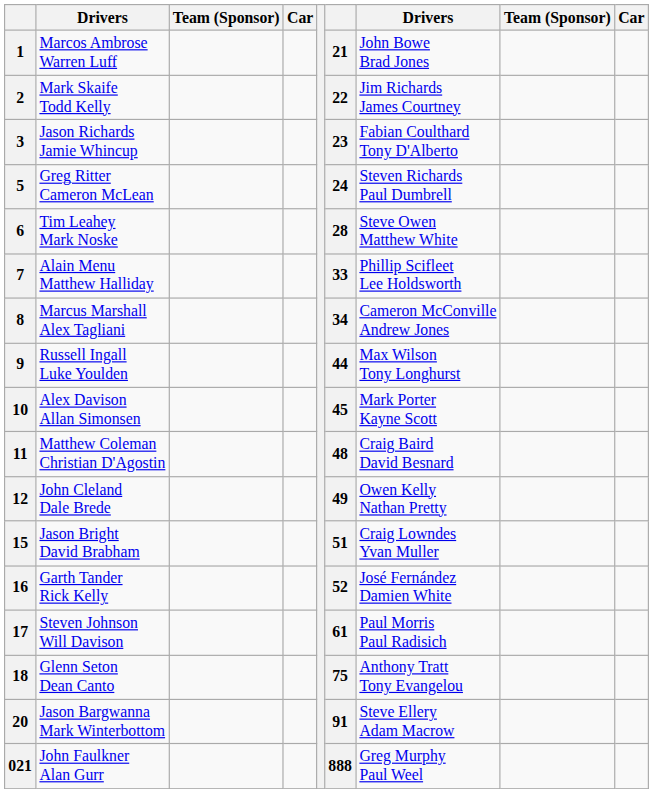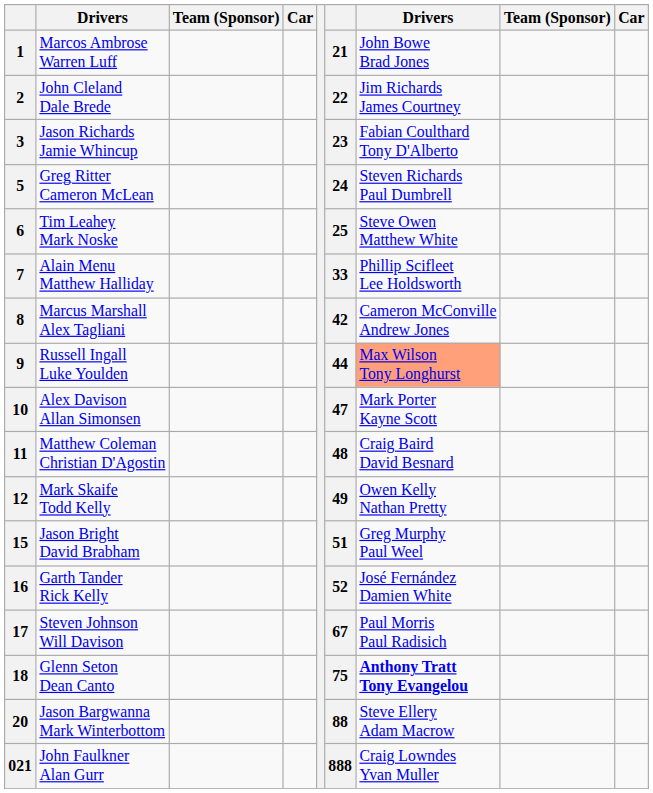(79, 97) Mark Skaife Todd Kelly -> (81, 97) John Cleland Dale Brede
(340, 230) 28 -> (340, 230) 25
(340, 319) 34 -> (340, 319) 42
(410, 364) no background -> (410, 364) lightsalmon background
(340, 409) 45 -> (340, 409) 47
(81, 498) John Cleland Dale Brede -> (79, 498) Mark Skaife Todd Kelly
(408, 542) Craig Lowndes Yvan Muller -> (403, 542) Greg Murphy Paul Weel
(340, 632) 61 -> (340, 632) 67
(411, 676) normal -> (414, 676) bold
(340, 721) 91 -> (340, 721) 88
(403, 765) Greg Murphy Paul Weel -> (408, 765) Craig Lowndes Yvan Muller
